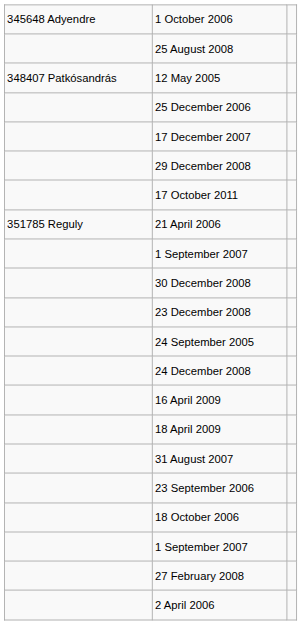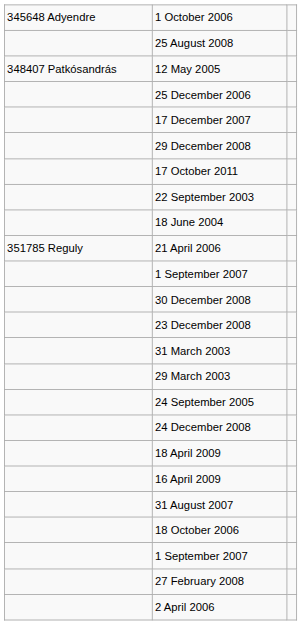+ row: (78, 197)
+ row: (78, 223)
+ row: (78, 351)
+ row: (78, 376)
rows swapped: (78, 400) <-> (78, 429)
- row: (78, 488)
